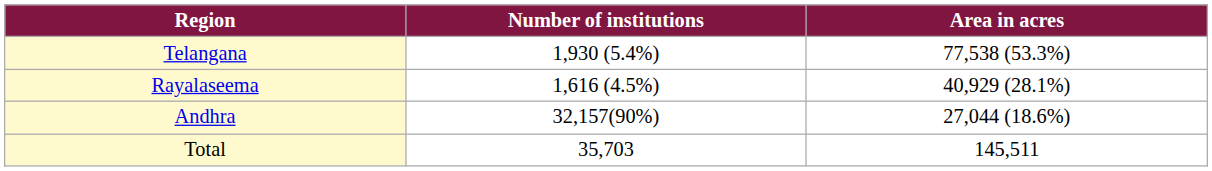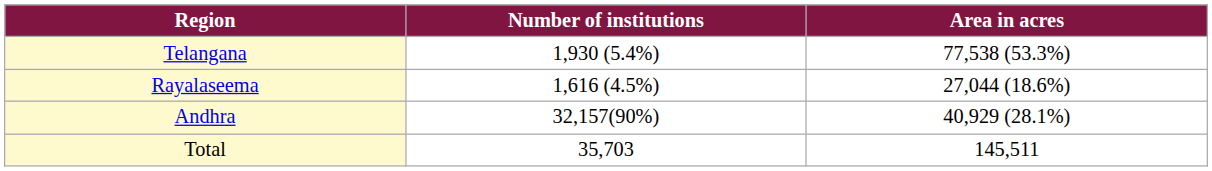(1007, 85) 40,929 (28.1%) -> (1007, 85) 27,044 (18.6%)
(1007, 117) 27,044 (18.6%) -> (1007, 117) 40,929 (28.1%)
